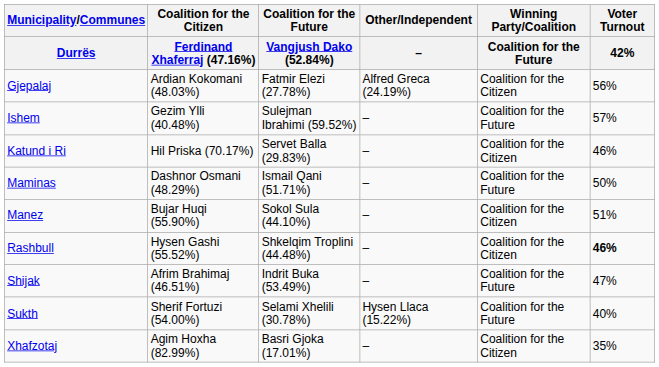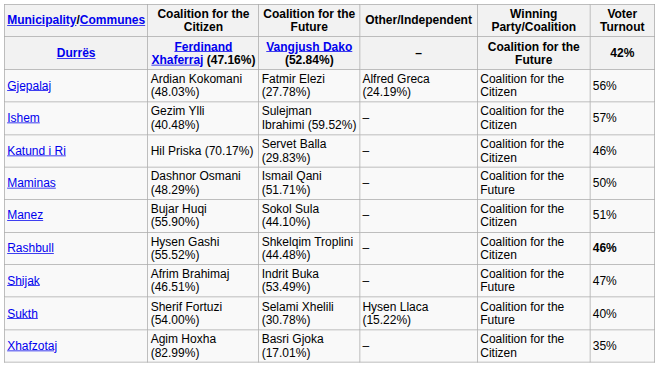(522, 118) Coalition for the Future -> (522, 118) Coalition for the Citizen
